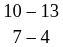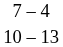rows swapped: (31, 36) <-> (31, 11)
